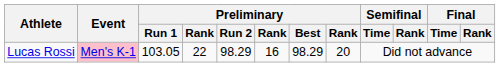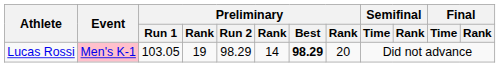(200, 53) 22 -> (200, 53) 19
(272, 53) 16 -> (272, 53) 14
(308, 53) normal -> (308, 53) bold
